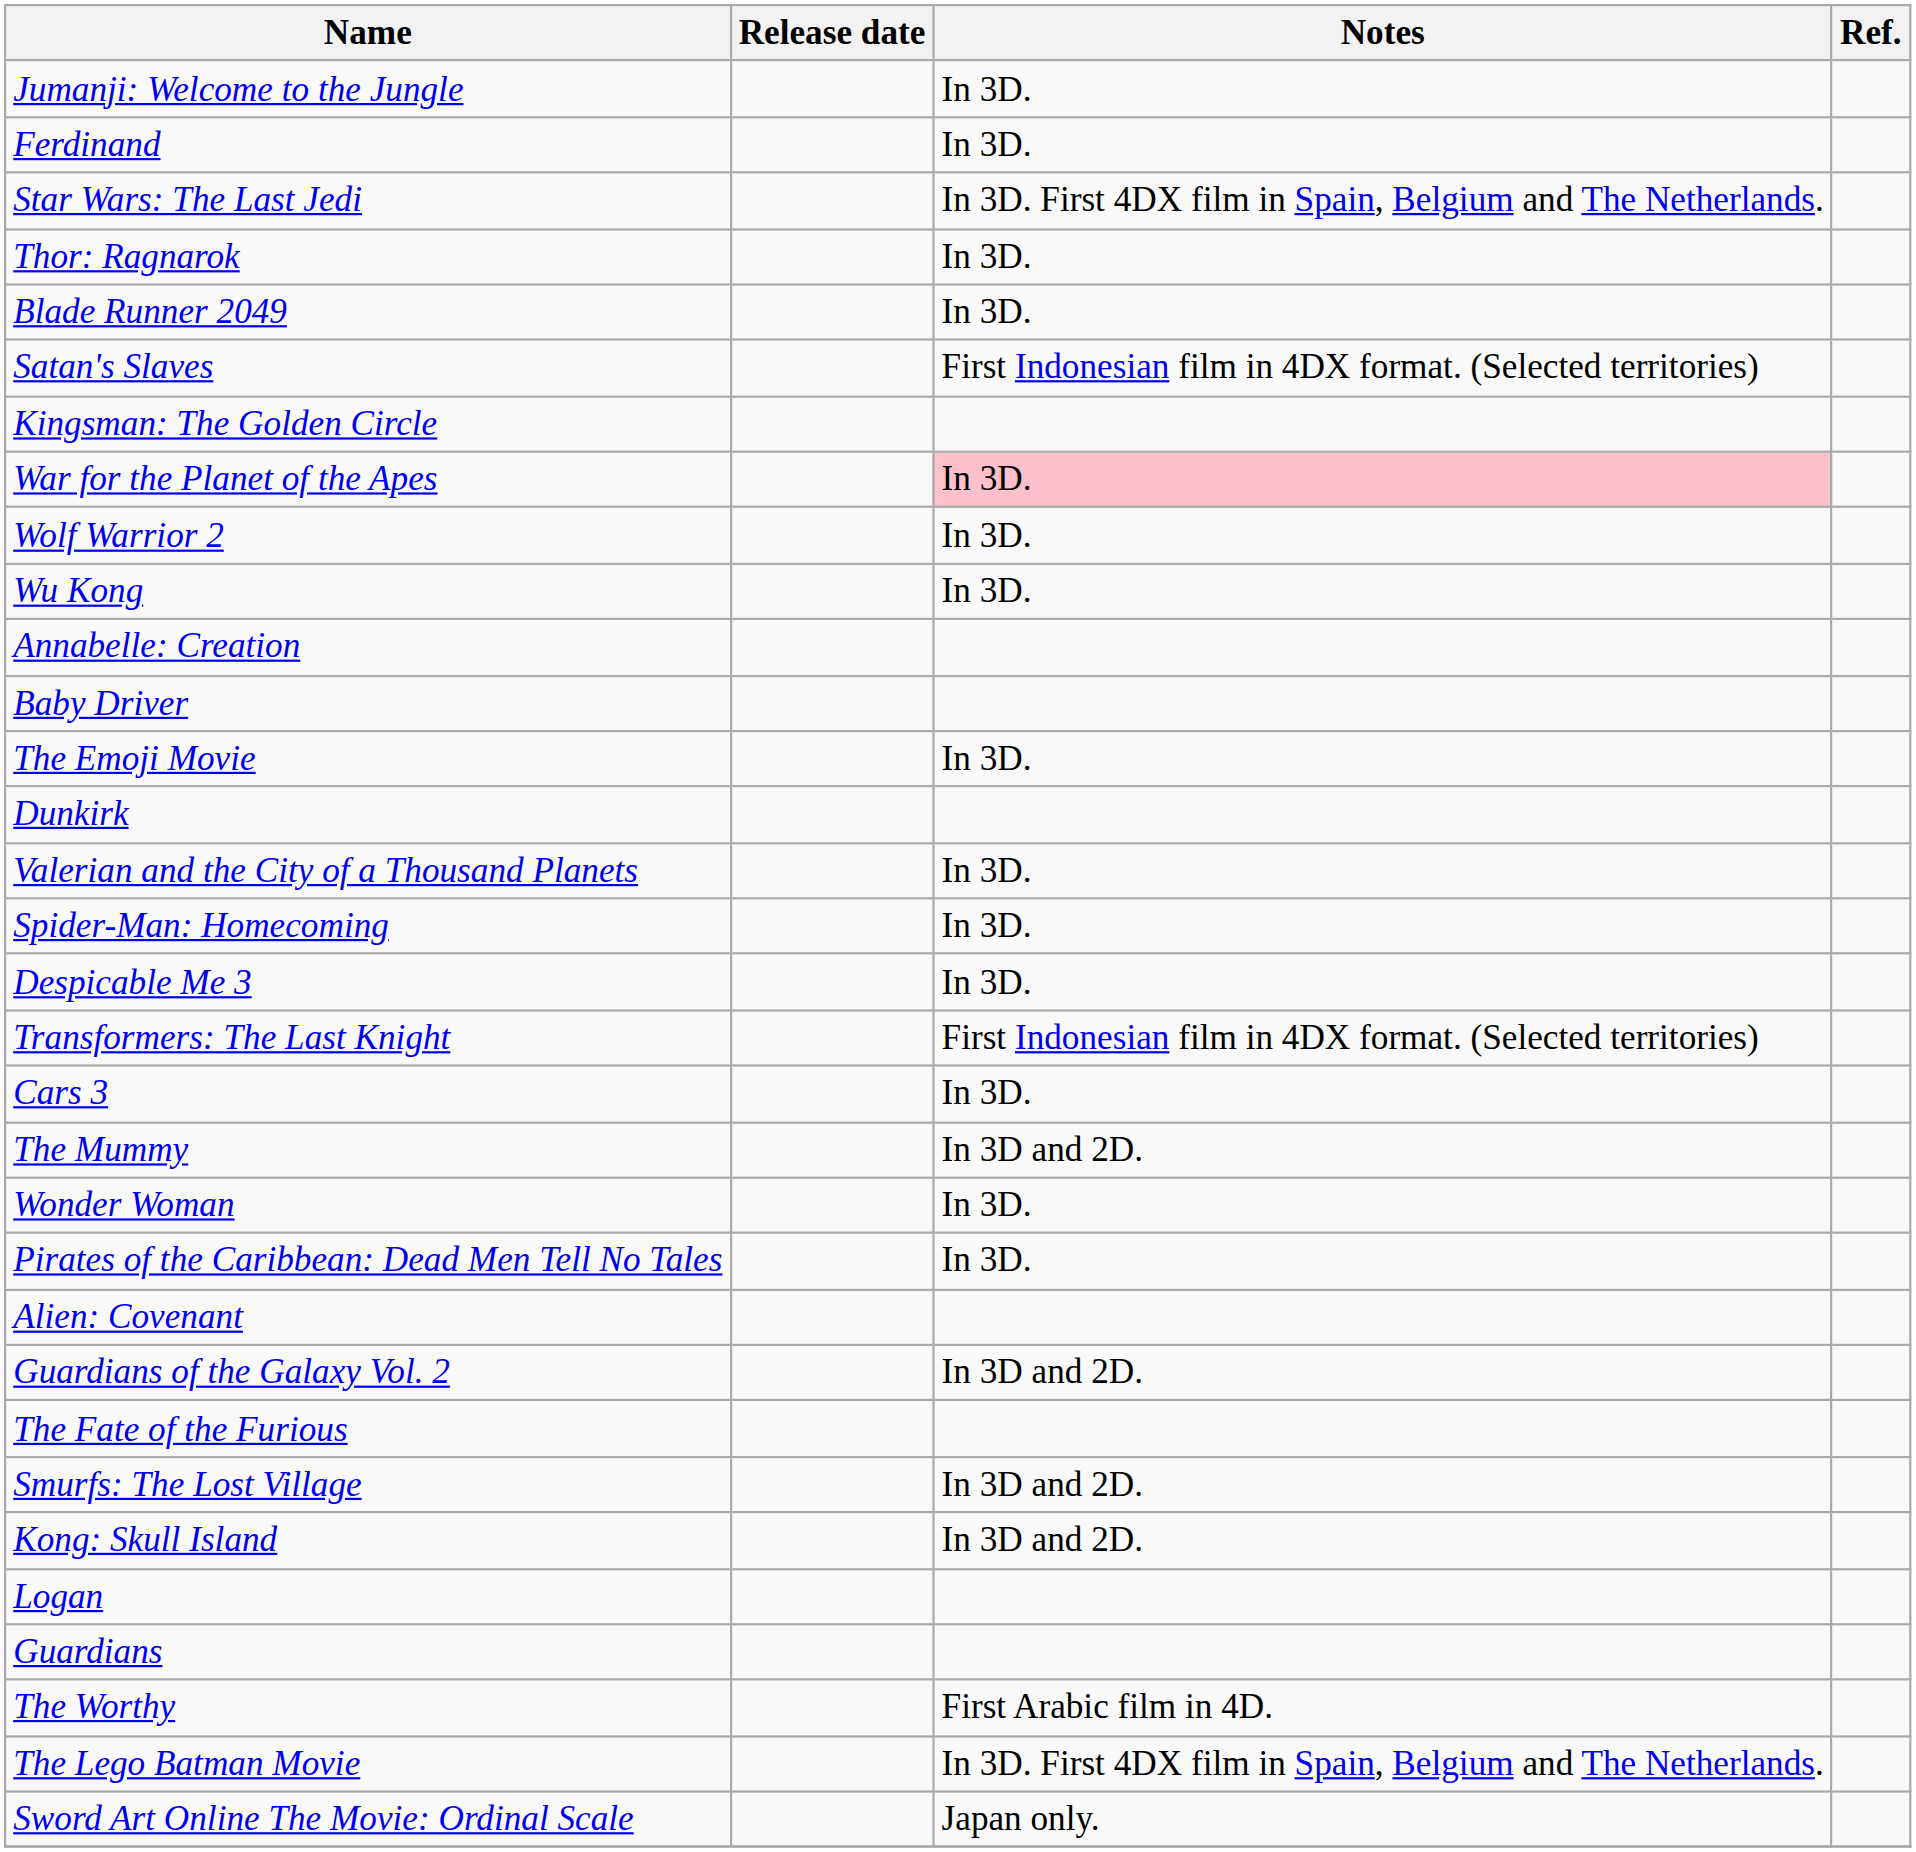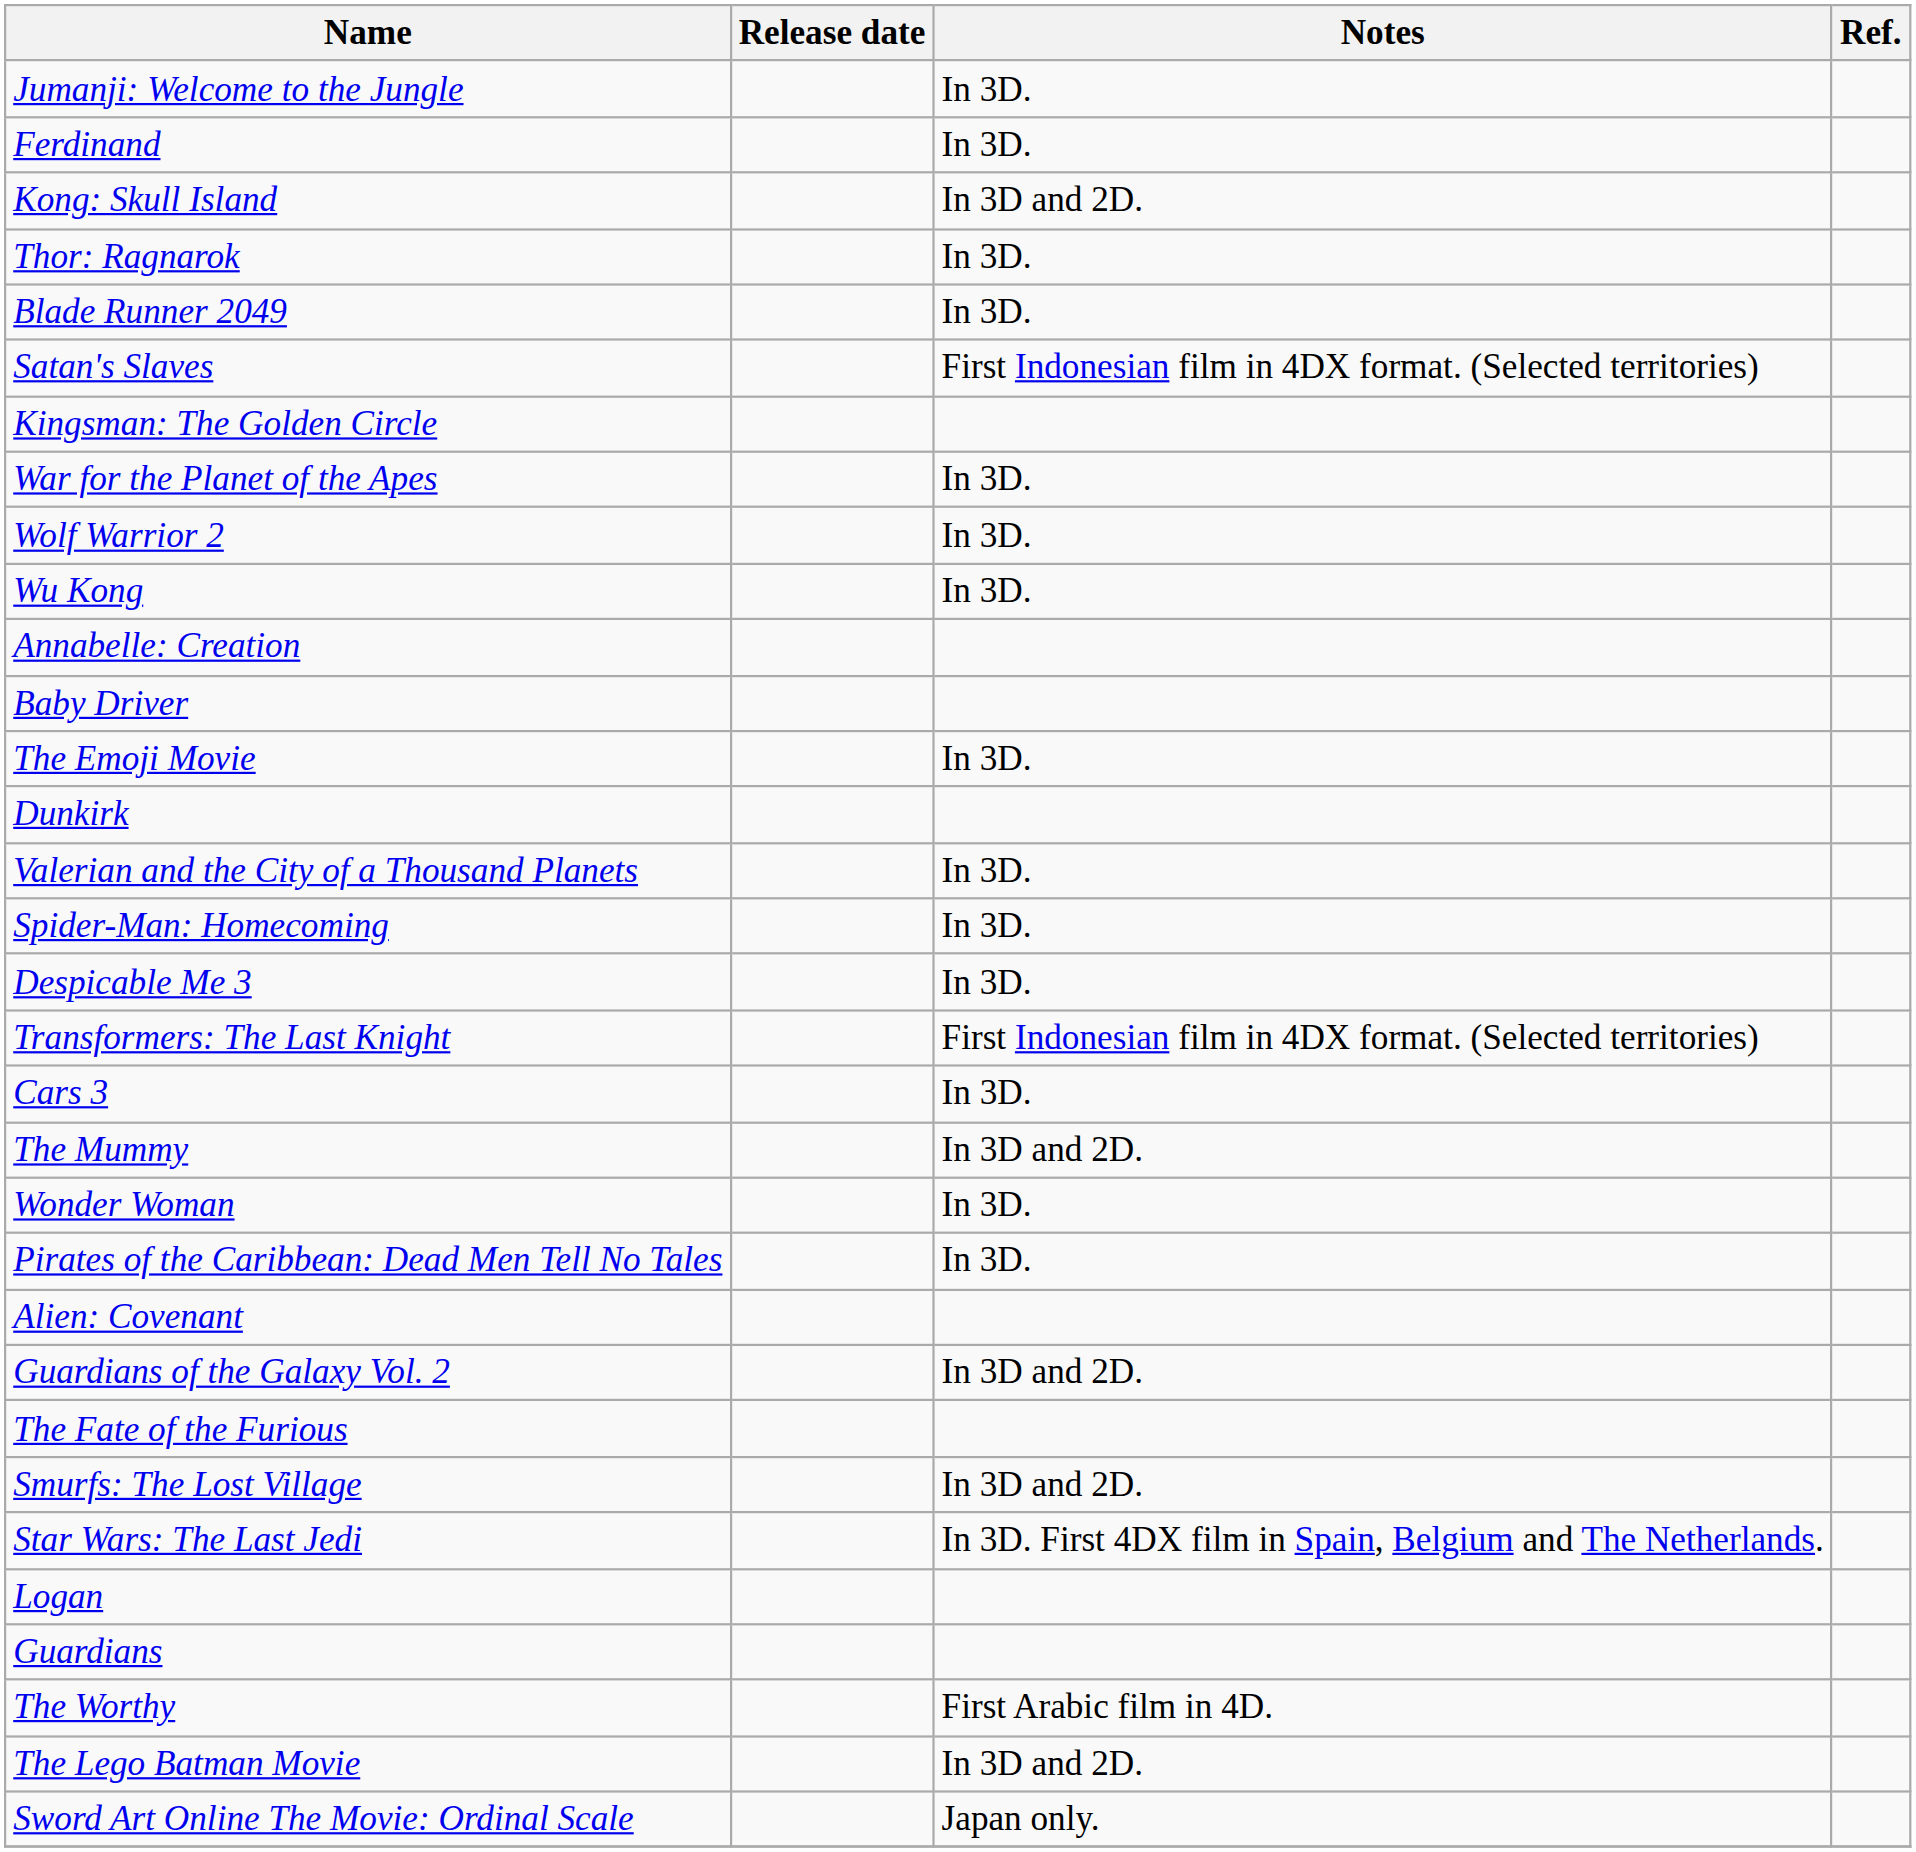rows swapped: (188, 199) <-> (145, 1539)
(987, 479) pink background -> (987, 479) no background
(1383, 1762) In 3D. First 4DX film in Spain, Belgium and The Netherlands. -> (1042, 1762) In 3D and 2D.
